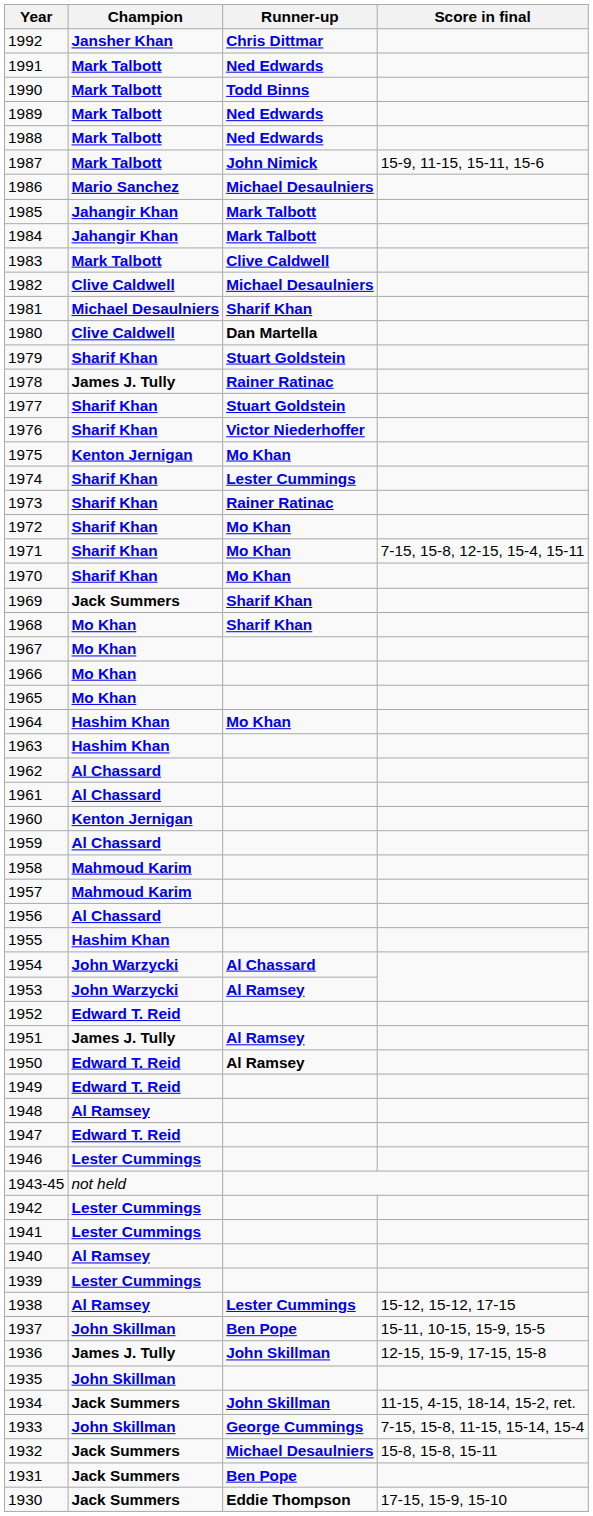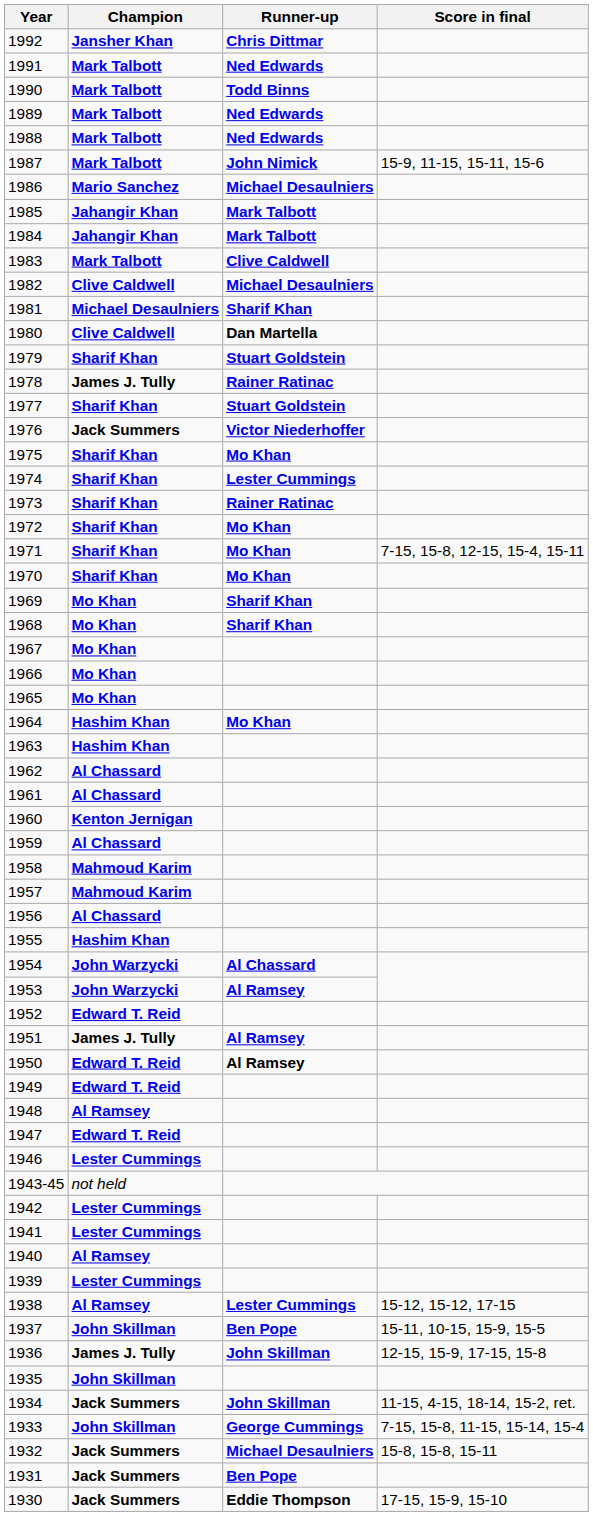(115, 430) Sharif Khan -> (126, 430) Jack Summers
(132, 454) Kenton Jernigan -> (115, 454) Sharif Khan
(126, 600) Jack Summers -> (104, 600) Mo Khan
